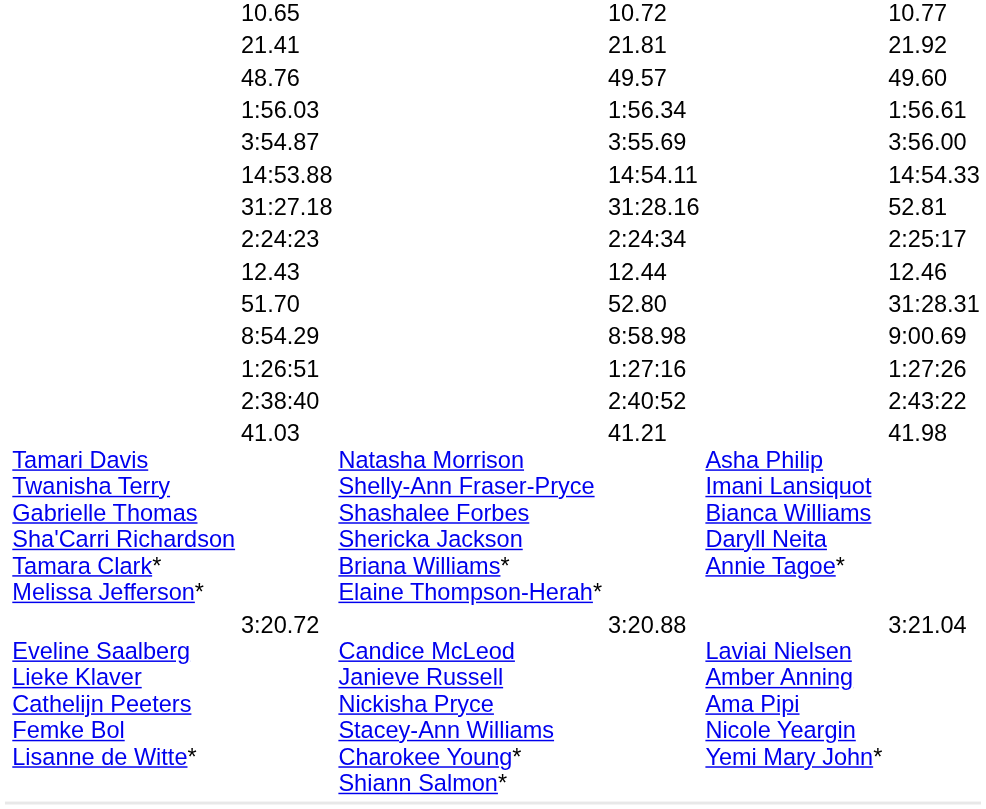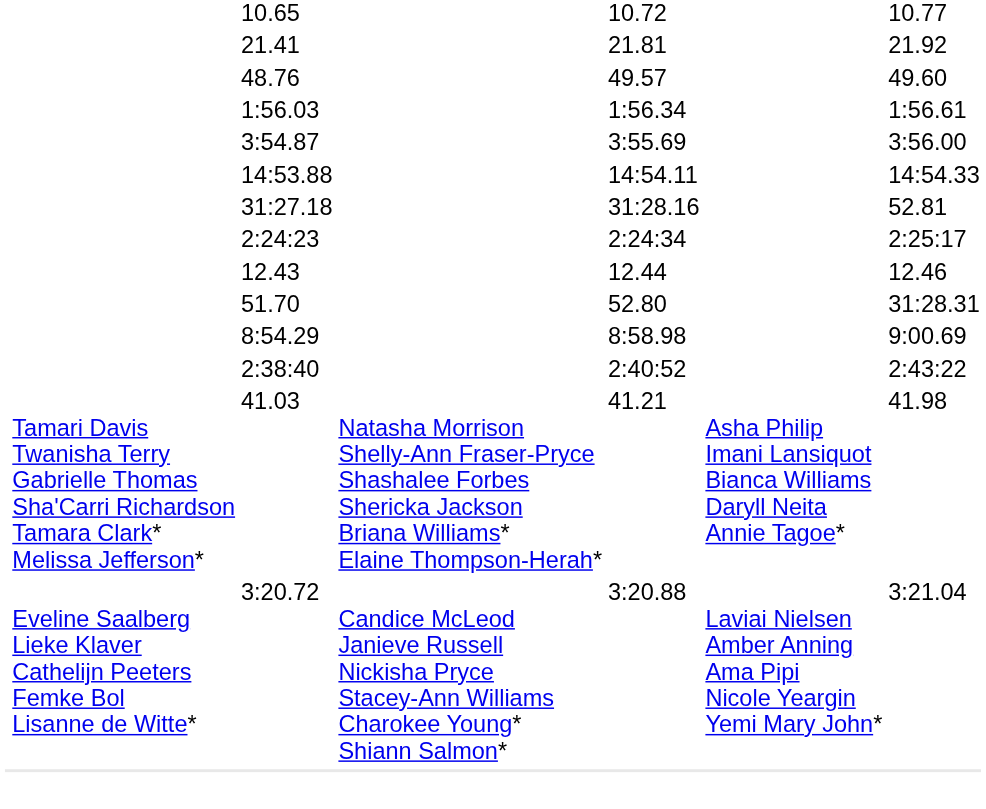- row: (280, 369)
